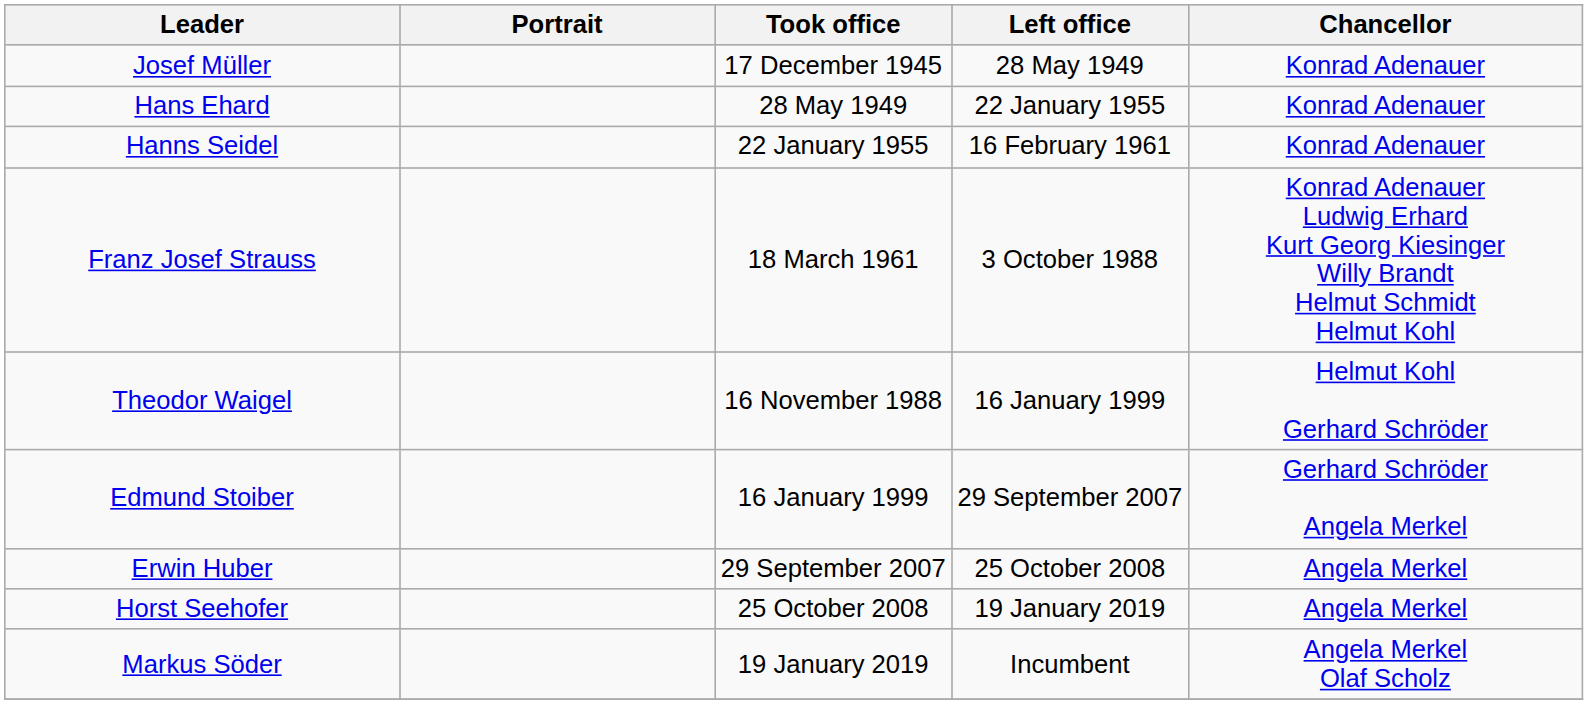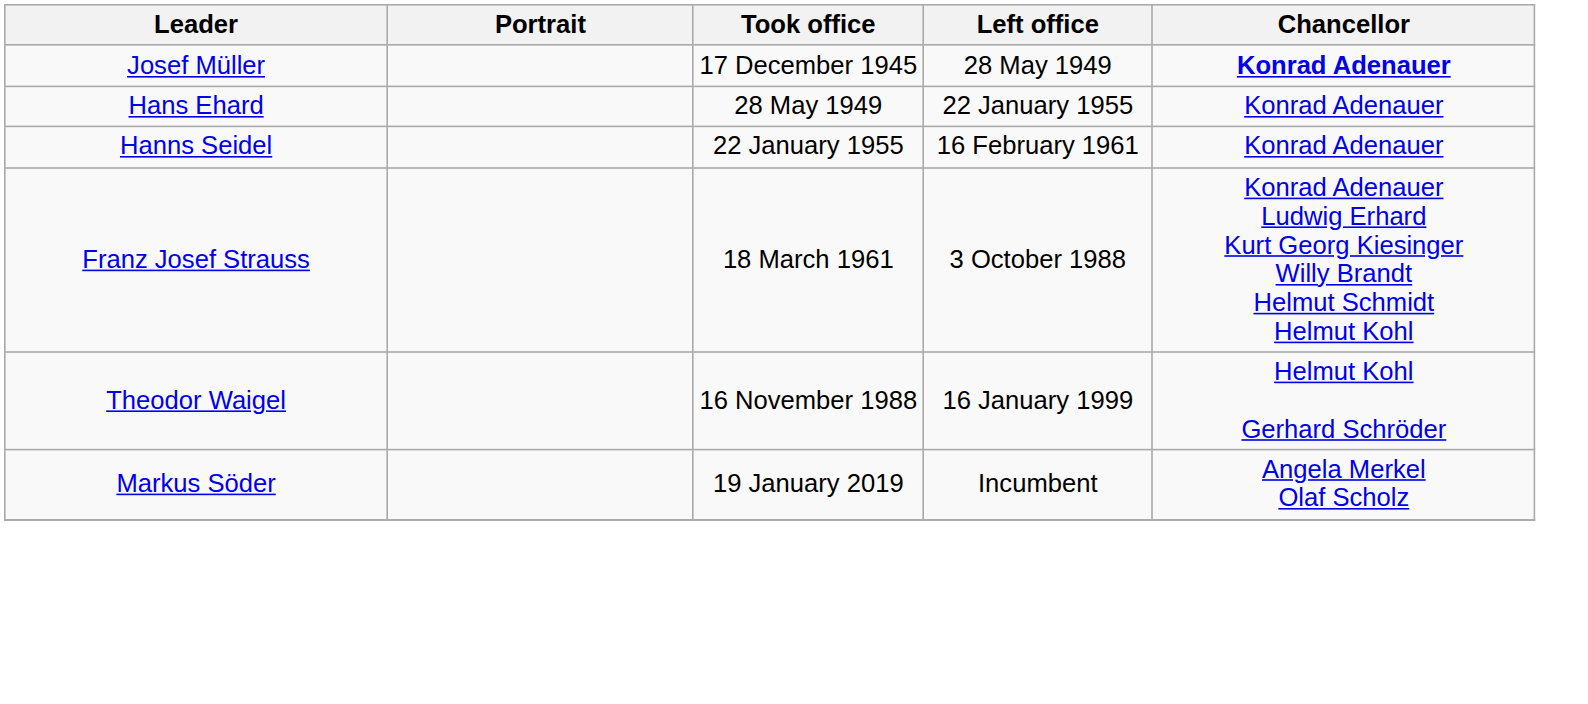(1385, 65) normal -> (1344, 65) bold
- row: (202, 498)
- row: (202, 568)
- row: (202, 608)
